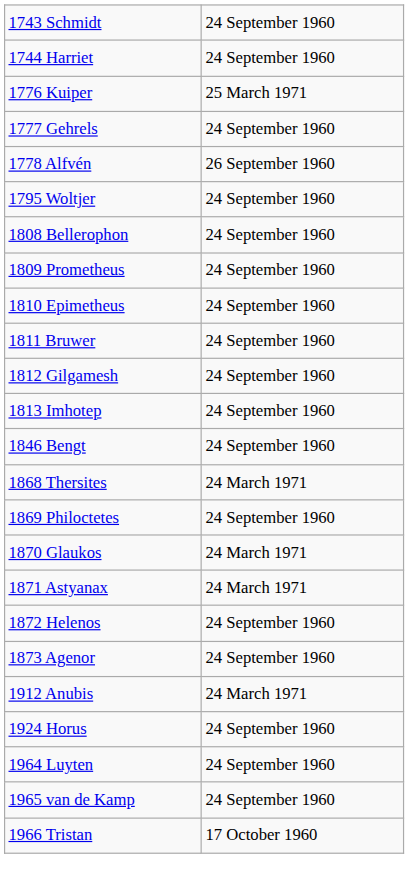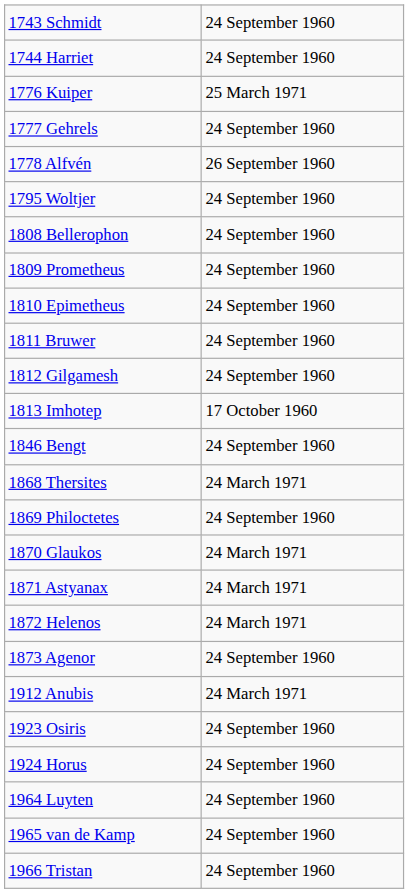(270, 411) 24 September 1960 -> (261, 411) 17 October 1960
(270, 622) 24 September 1960 -> (256, 622) 24 March 1971
+ row: (47, 728)
(261, 834) 17 October 1960 -> (270, 870) 24 September 1960
